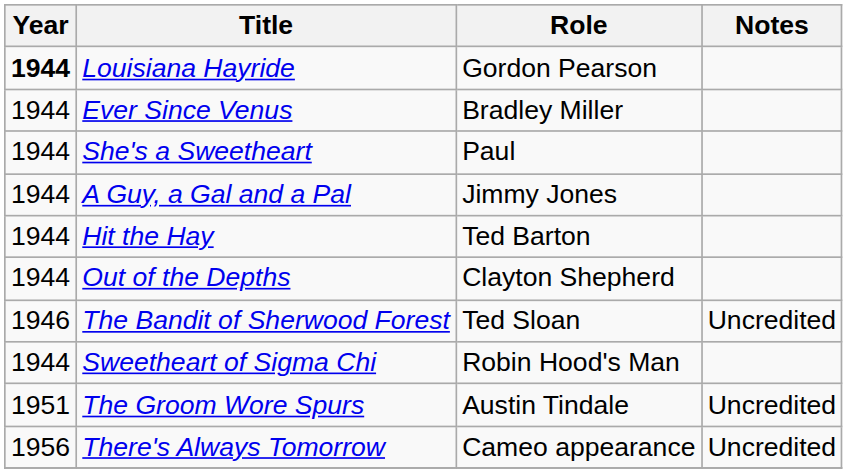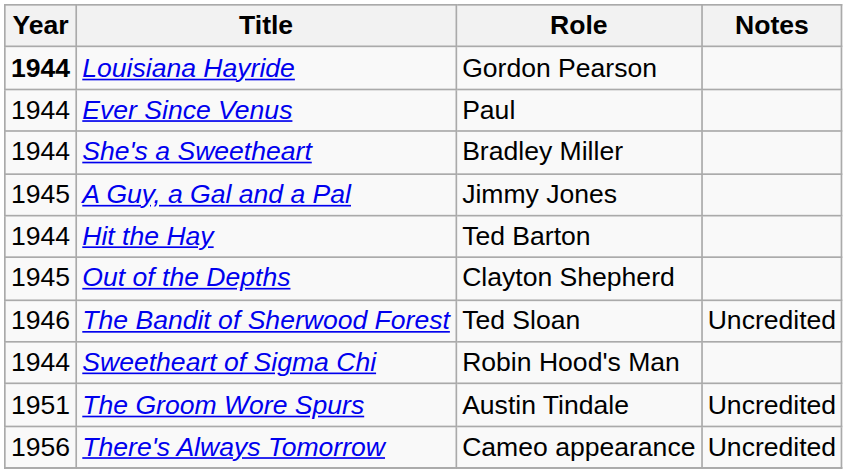(543, 109) Bradley Miller -> (489, 109) Paul
(489, 151) Paul -> (543, 151) Bradley Miller
(40, 194) 1944 -> (40, 194) 1945
(40, 278) 1944 -> (40, 278) 1945
